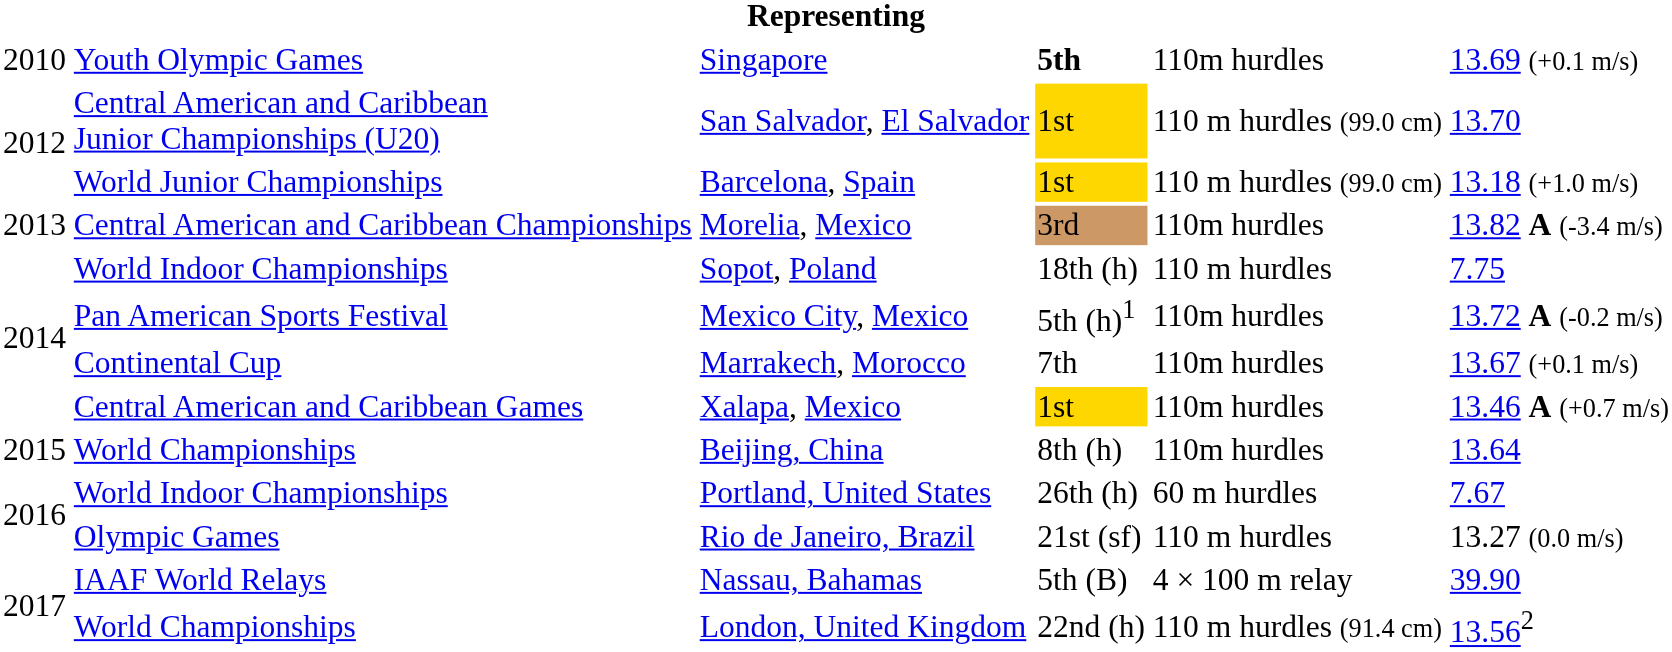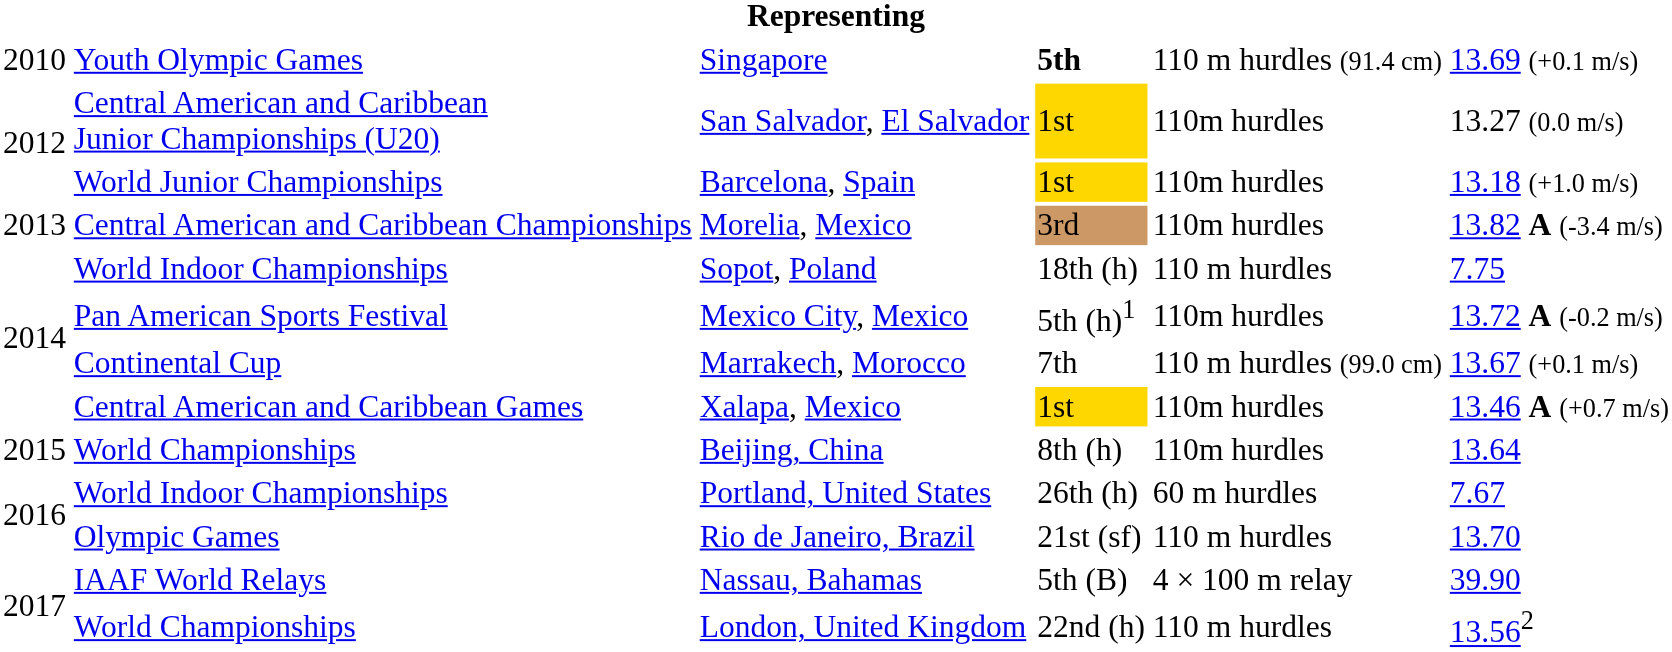(1238, 59) 110m hurdles -> (1297, 59) 110 m hurdles (91.4 cm)
(1297, 120) 110 m hurdles (99.0 cm) -> (1238, 120) 110m hurdles
(1485, 120) 13.70 -> (1537, 120) 13.27 (0.0 m/s)
(1297, 181) 110 m hurdles (99.0 cm) -> (1238, 181) 110m hurdles
(1238, 363) 110m hurdles -> (1297, 363) 110 m hurdles (99.0 cm)
(1537, 536) 13.27 (0.0 m/s) -> (1485, 536) 13.70
(1297, 627) 110 m hurdles (91.4 cm) -> (1242, 627) 110 m hurdles
